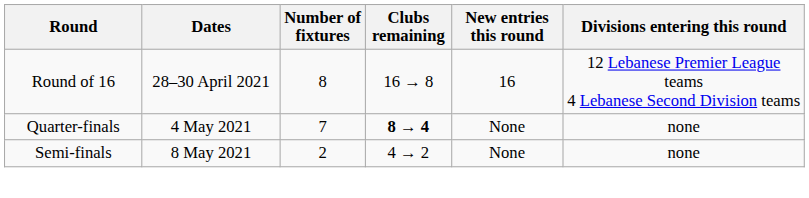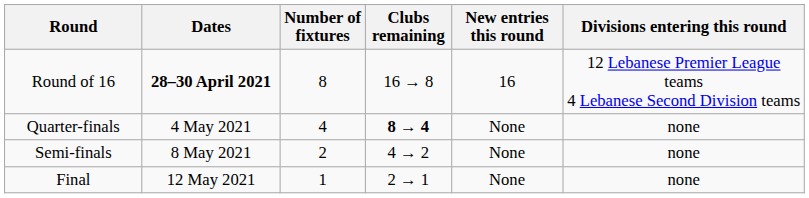(211, 81) normal -> (211, 81) bold
(323, 126) 7 -> (323, 126) 4
+ row: (73, 179)
